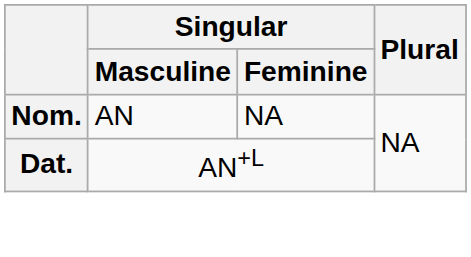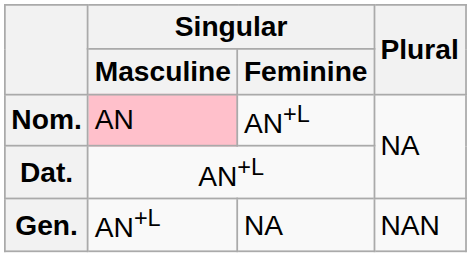(114, 116) no background -> (114, 119) pink background
(263, 116) NA -> (277, 119) AN+L
+ row: (47, 224)
